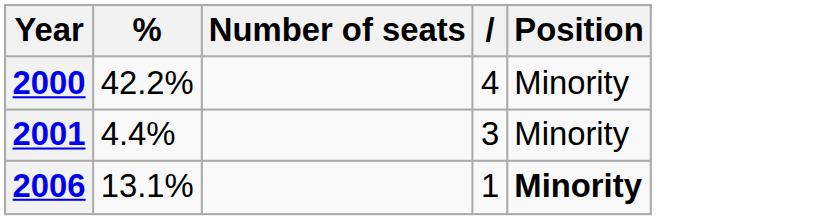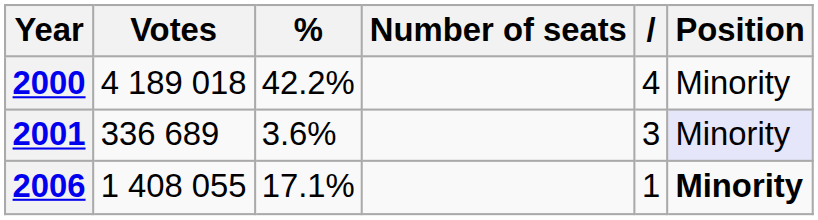+ column: (174, 30)
(138, 134) 4.4% -> (299, 134) 3.6%
(572, 134) no background -> (733, 134) lavender background
(147, 186) 13.1% -> (308, 186) 17.1%
